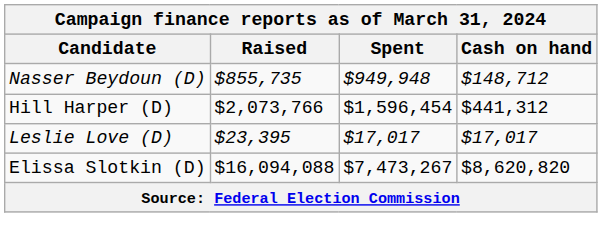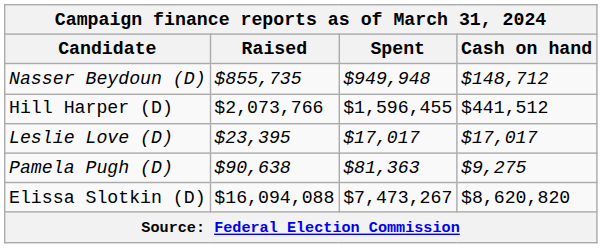(398, 109) $1,596,454 -> (398, 109) $1,596,455
(505, 109) $441,312 -> (505, 109) $441,512
+ row: (91, 168)
